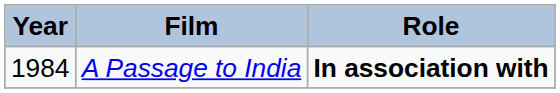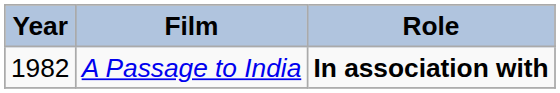(40, 67) 1984 -> (40, 67) 1982
